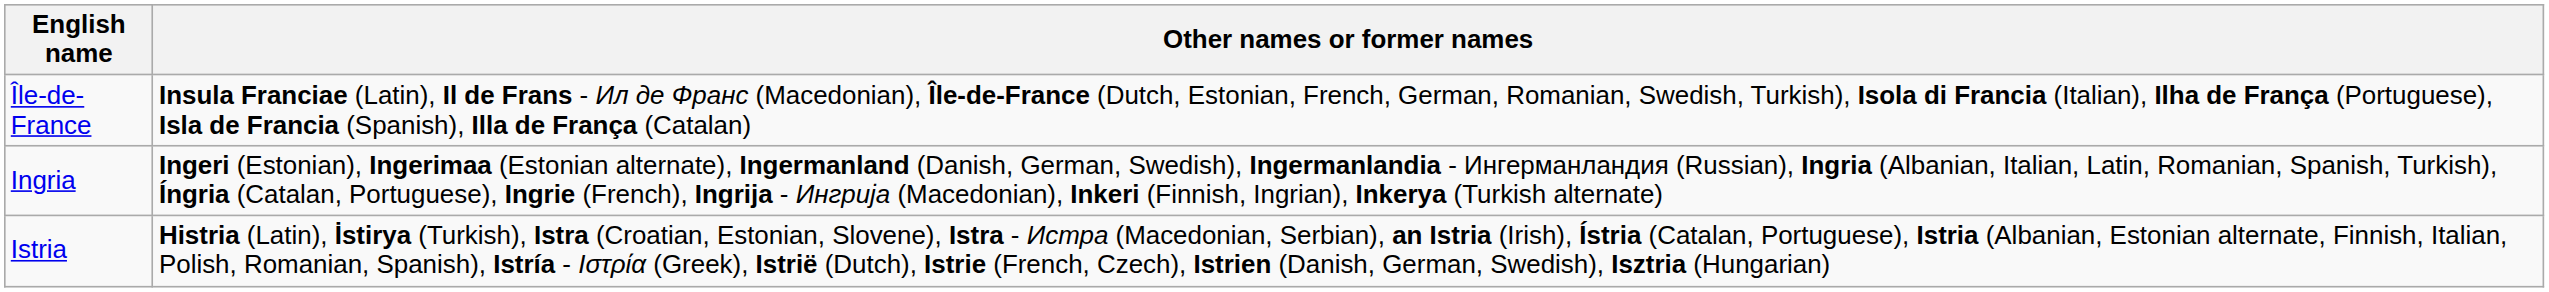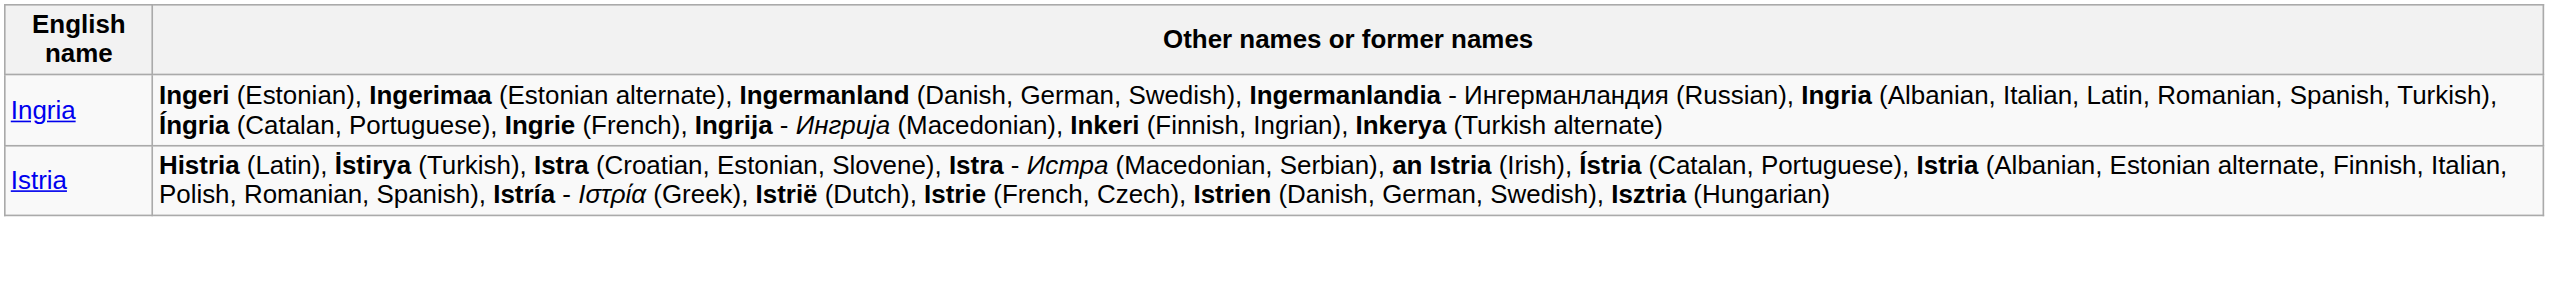- row: (51, 109)
